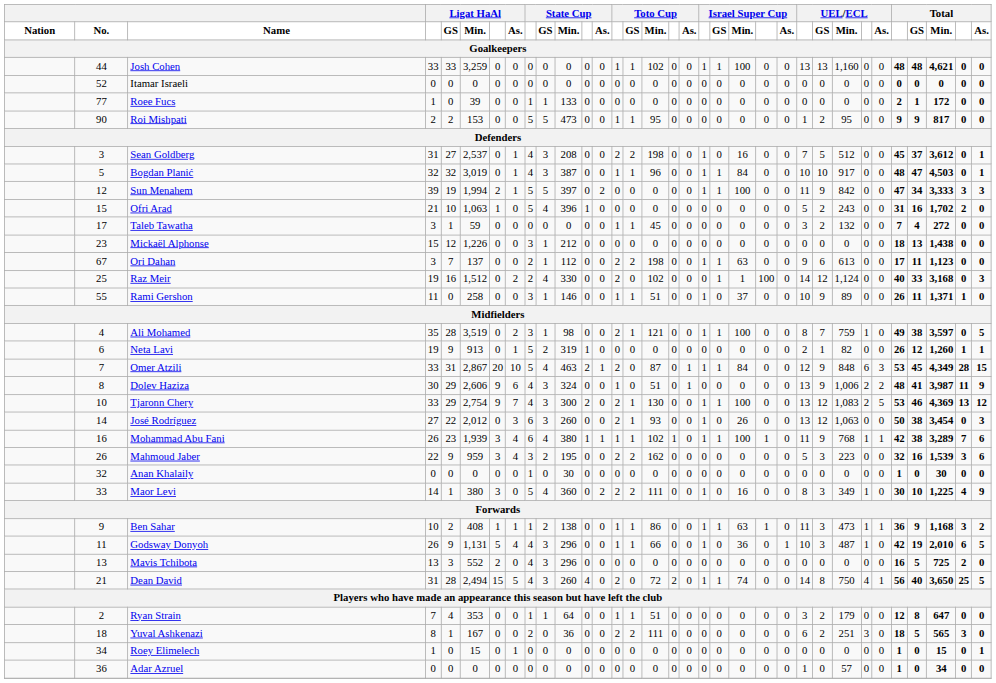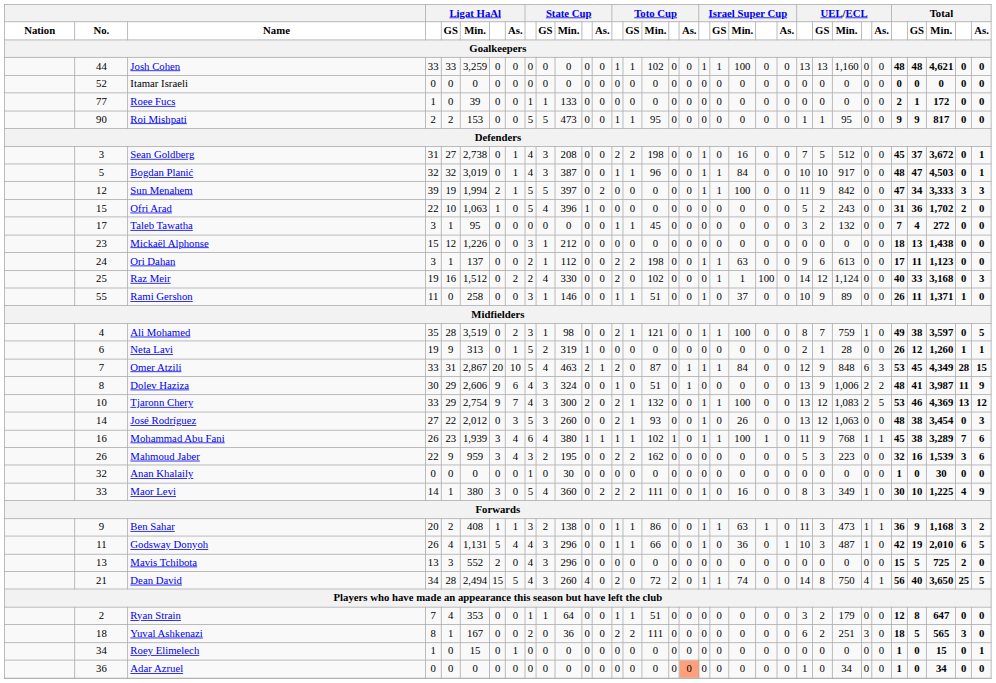(822, 119) 2 -> (822, 119) 1
(475, 154) 2,537 -> (475, 154) 2,738
(941, 154) 3,612 -> (941, 154) 3,672
(433, 207) 21 -> (433, 207) 22
(917, 207) 16 -> (917, 207) 36
(475, 225) 59 -> (475, 225) 95
(101, 261) 67 -> (101, 261) 24
(451, 261) 7 -> (451, 261) 1
(475, 349) 913 -> (475, 349) 313
(847, 349) 82 -> (847, 349) 28
(655, 402) 130 -> (655, 402) 132
(530, 420) 6 -> (530, 420) 5
(899, 420) 50 -> (899, 420) 48
(899, 438) 42 -> (899, 438) 45
(433, 526) 10 -> (433, 526) 20
(530, 526) 1 -> (530, 526) 3
(451, 544) 9 -> (451, 544) 4
(899, 562) 16 -> (899, 562) 15
(433, 580) 31 -> (433, 580) 34
(689, 668) no background -> (689, 668) lightsalmon background
(847, 668) 57 -> (847, 668) 34
